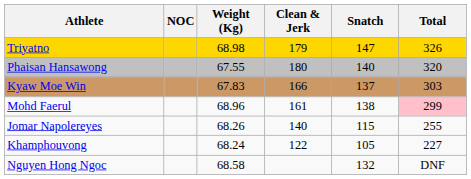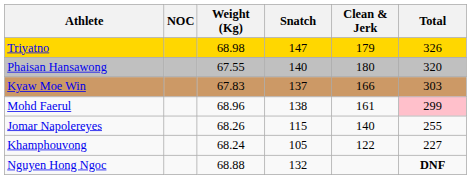columns swapped: (365, 21) <-> (298, 21)
(231, 164) 68.58 -> (231, 164) 68.88
(433, 164) normal -> (433, 164) bold
